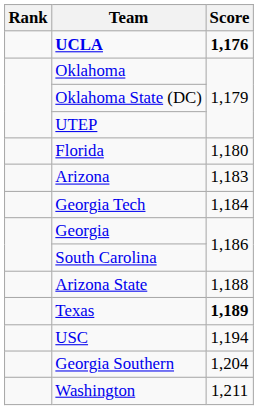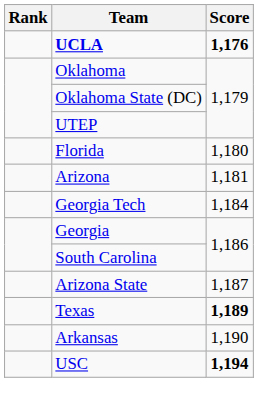(230, 177) 1,183 -> (230, 177) 1,181
(230, 284) 1,188 -> (230, 284) 1,187
+ row: (87, 337)
(230, 337) normal -> (230, 364) bold
- row: (115, 364)
- row: (95, 390)
